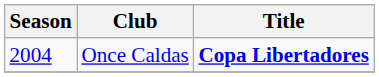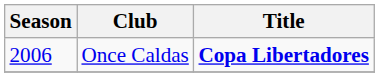(31, 54) 2004 -> (31, 54) 2006
